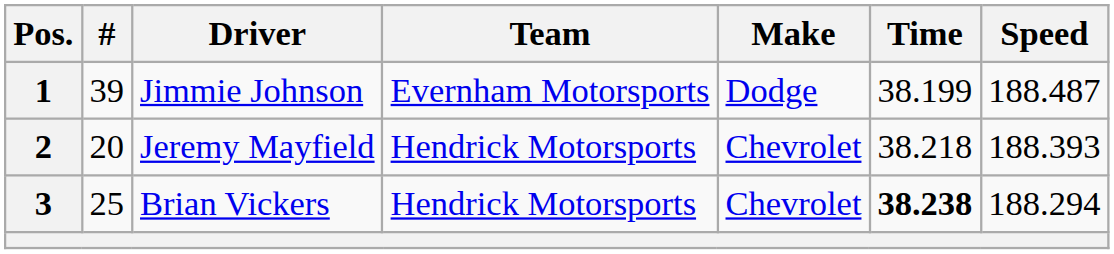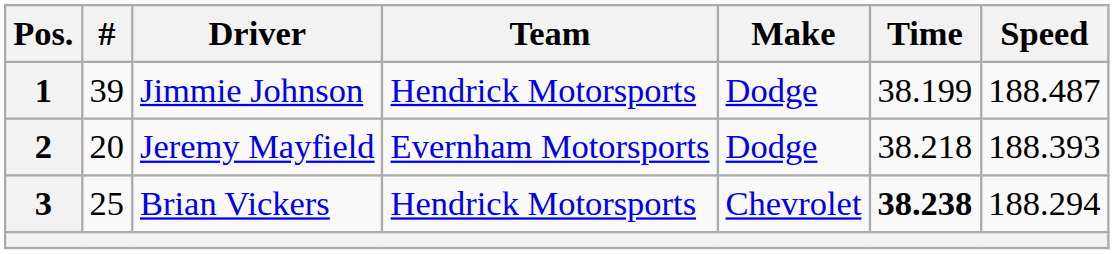(550, 90) Evernham Motorsports -> (543, 90) Hendrick Motorsports
(543, 146) Hendrick Motorsports -> (550, 146) Evernham Motorsports
(793, 146) Chevrolet -> (771, 146) Dodge
